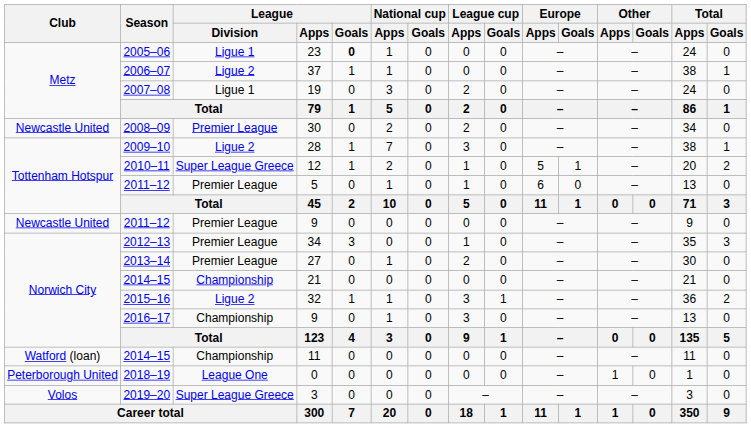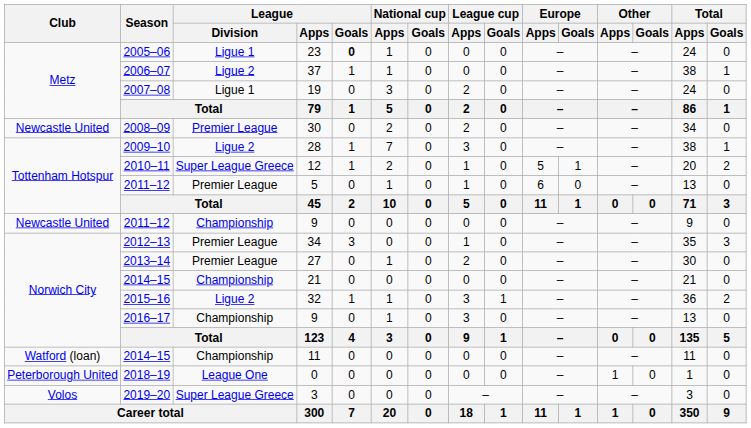(235, 223) Premier League -> (235, 223) Championship
